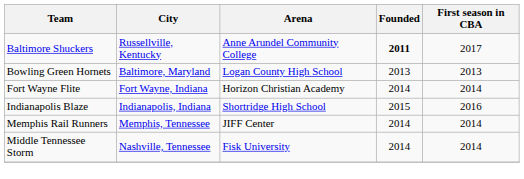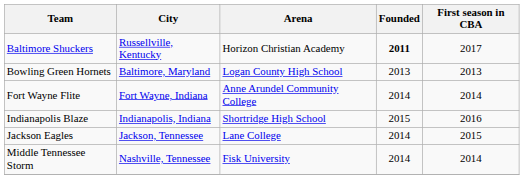(281, 48) Anne Arundel Community College -> (284, 48) Horizon Christian Academy
(284, 89) Horizon Christian Academy -> (281, 95) Anne Arundel Community College
+ row: (40, 136)
- row: (57, 123)
